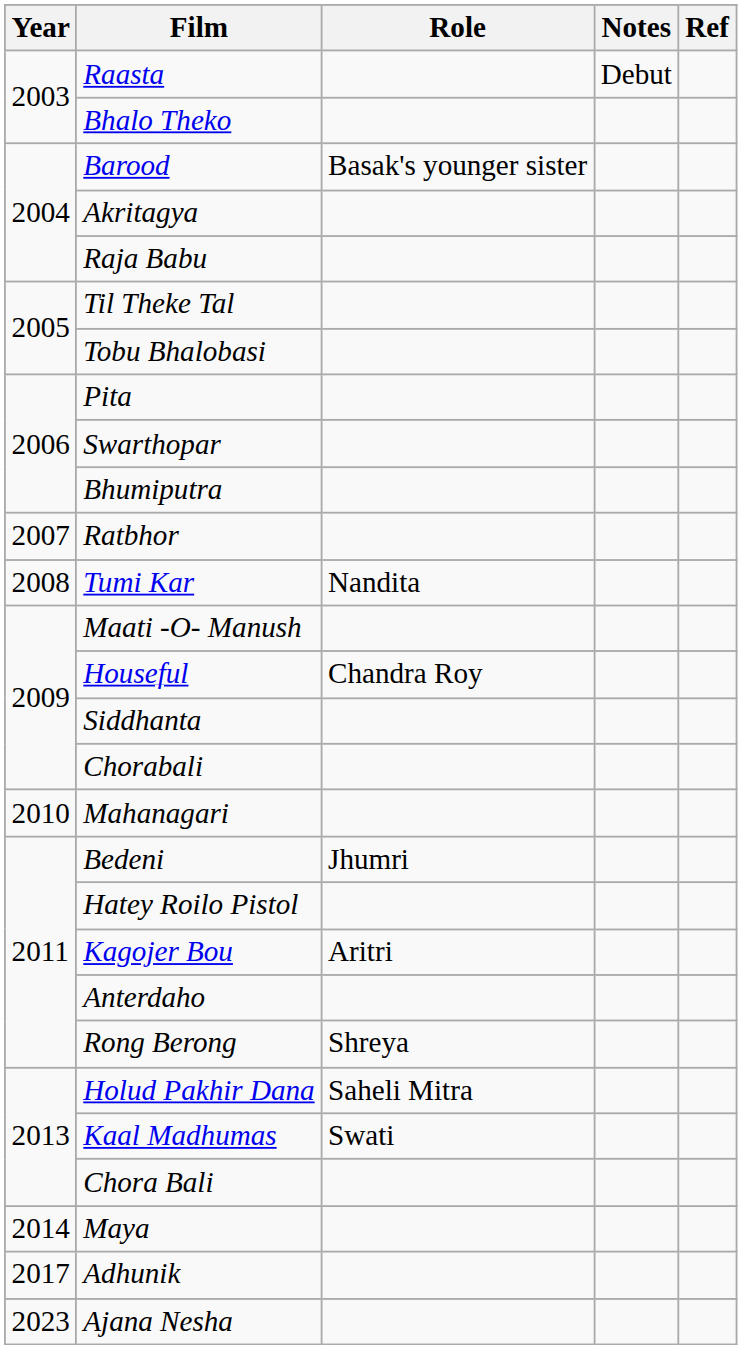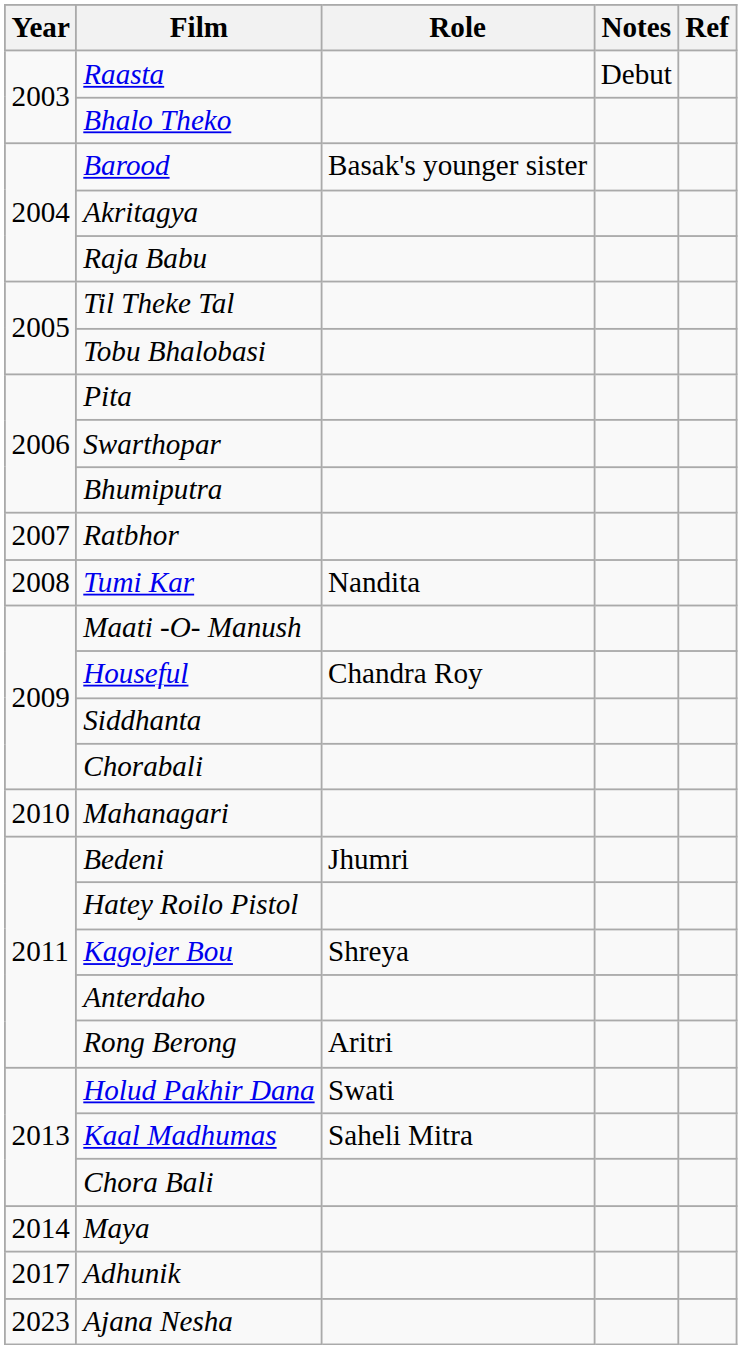(360, 951) Aritri -> (368, 951) Shreya
(368, 1043) Shreya -> (360, 1043) Aritri
(400, 1089) Saheli Mitra -> (361, 1089) Swati
(361, 1135) Swati -> (400, 1135) Saheli Mitra
